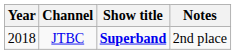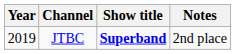(22, 37) 2018 -> (22, 37) 2019
